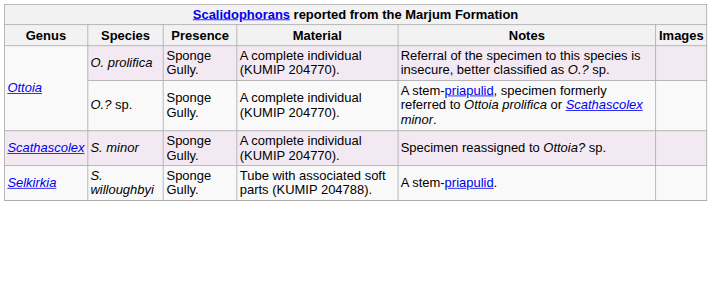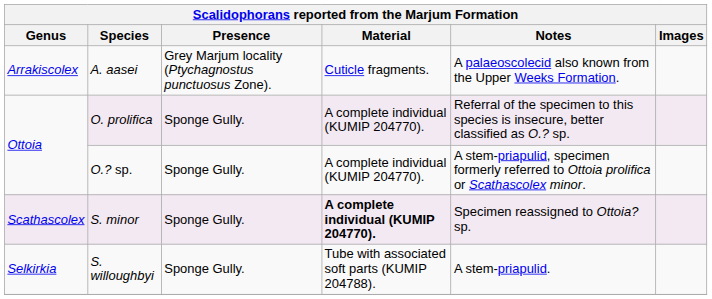+ row: (114, 70)
(301, 148) normal -> (380, 219) bold
